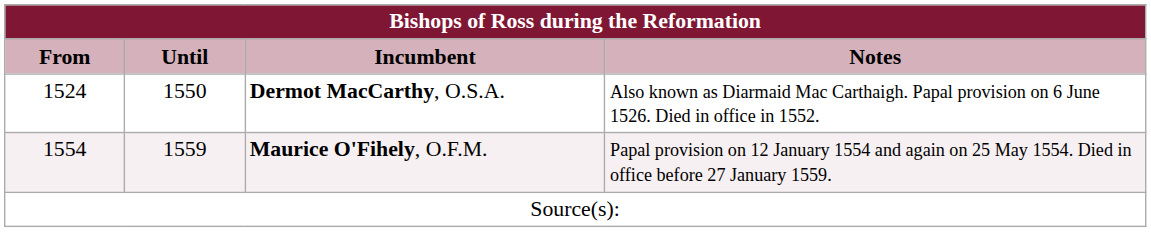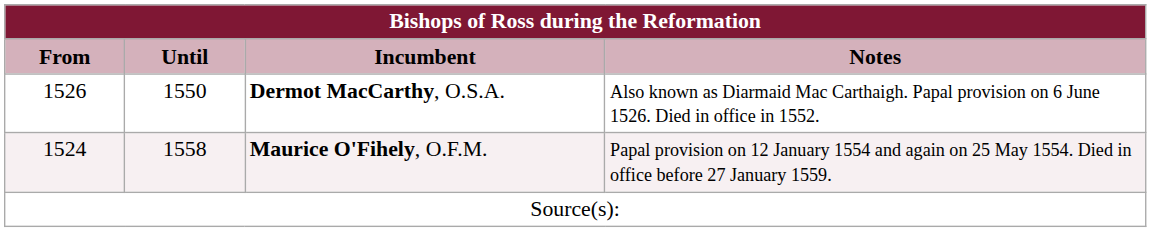(65, 90) 1524 -> (65, 90) 1526
(65, 149) 1554 -> (65, 149) 1524
(185, 149) 1559 -> (185, 149) 1558
